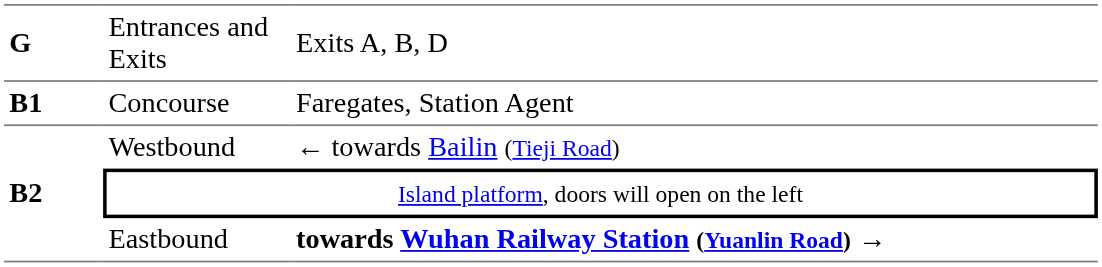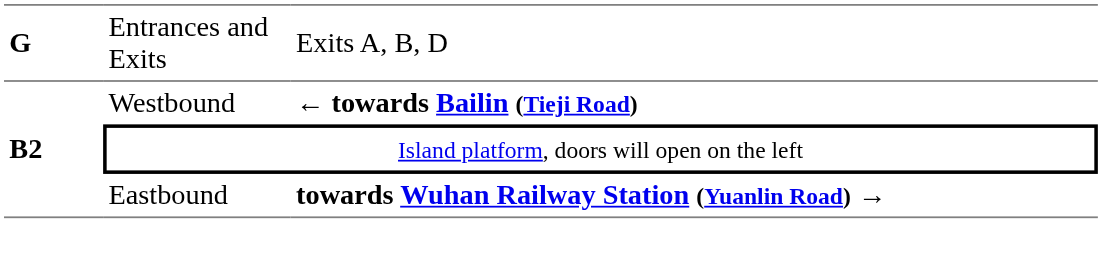- row: (169, 102)
(458, 146) normal -> (467, 102) bold
